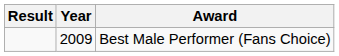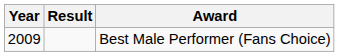columns swapped: (76, 16) <-> (30, 16)
